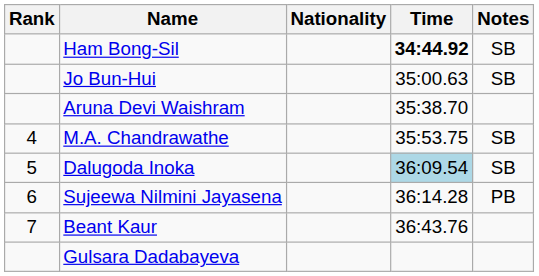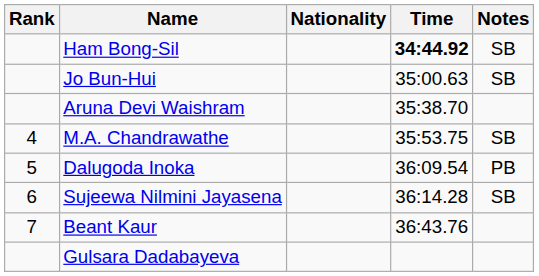(432, 167) lightblue background -> (432, 167) no background
(503, 167) SB -> (503, 167) PB
(503, 197) PB -> (503, 197) SB
